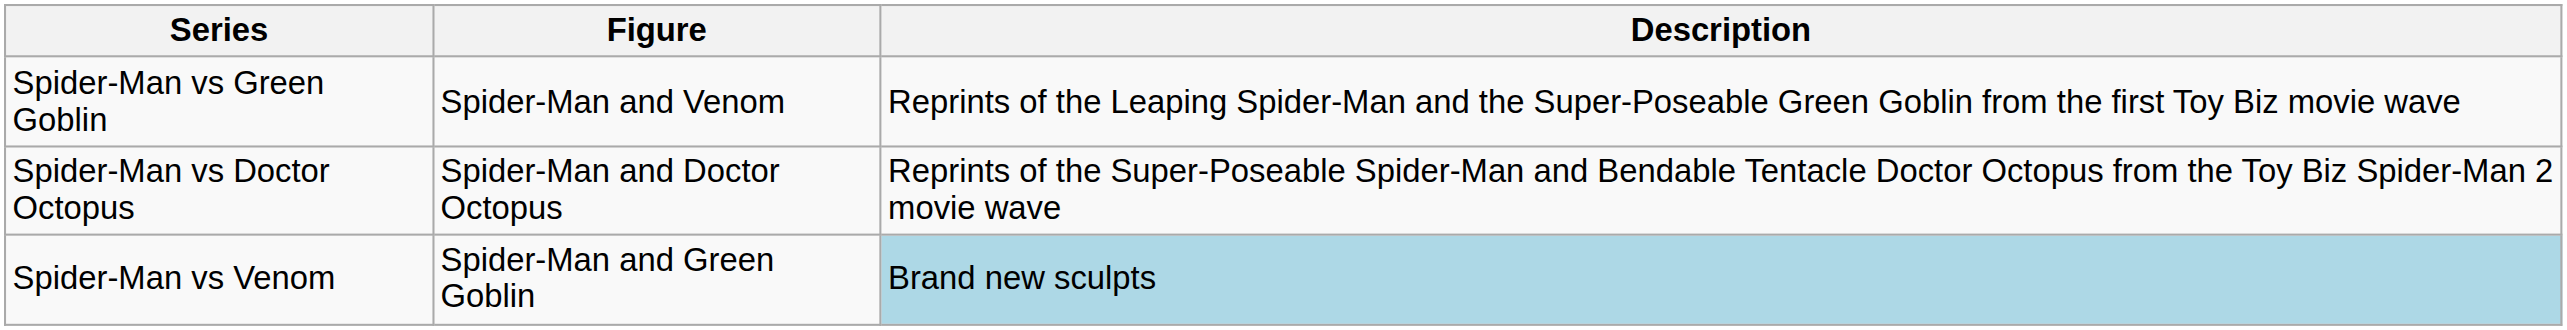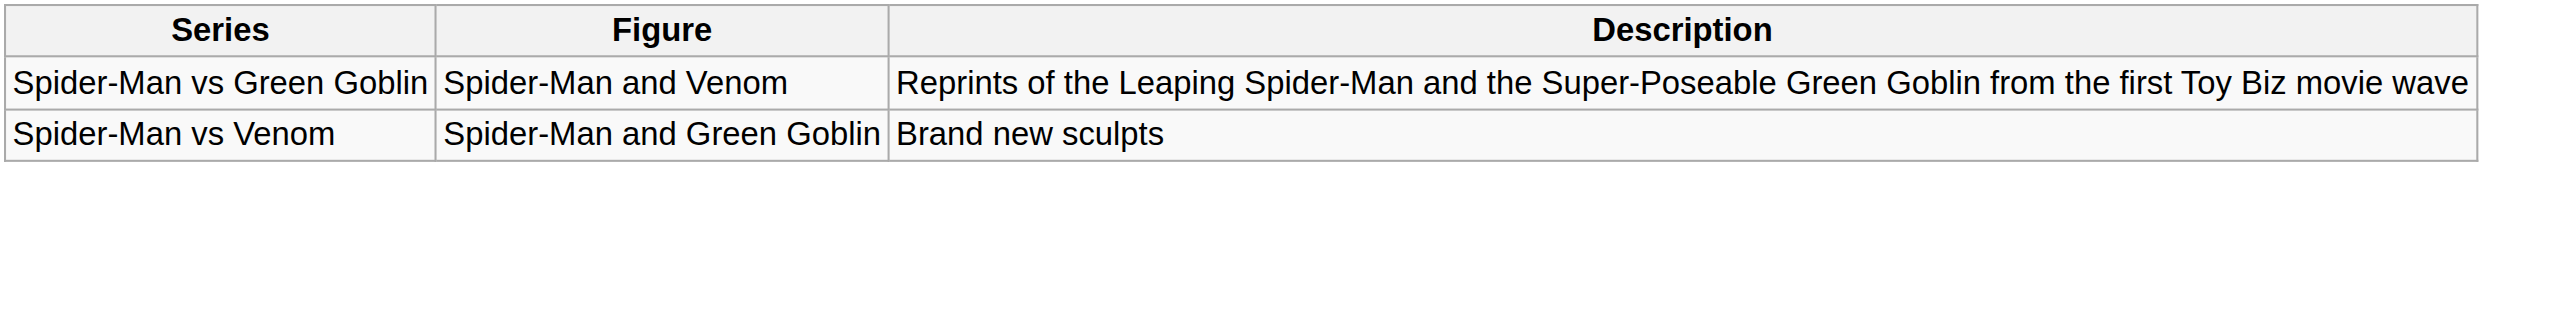- row: (171, 189)
(1022, 278) lightblue background -> (1030, 134) no background
